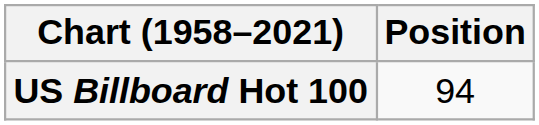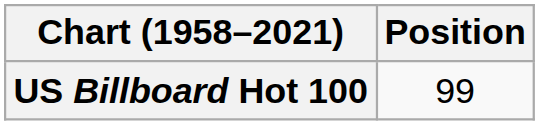(455, 89) 94 -> (455, 89) 99
